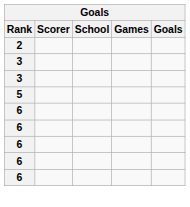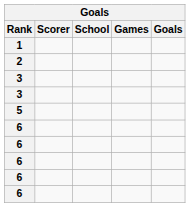+ row: (19, 45)
